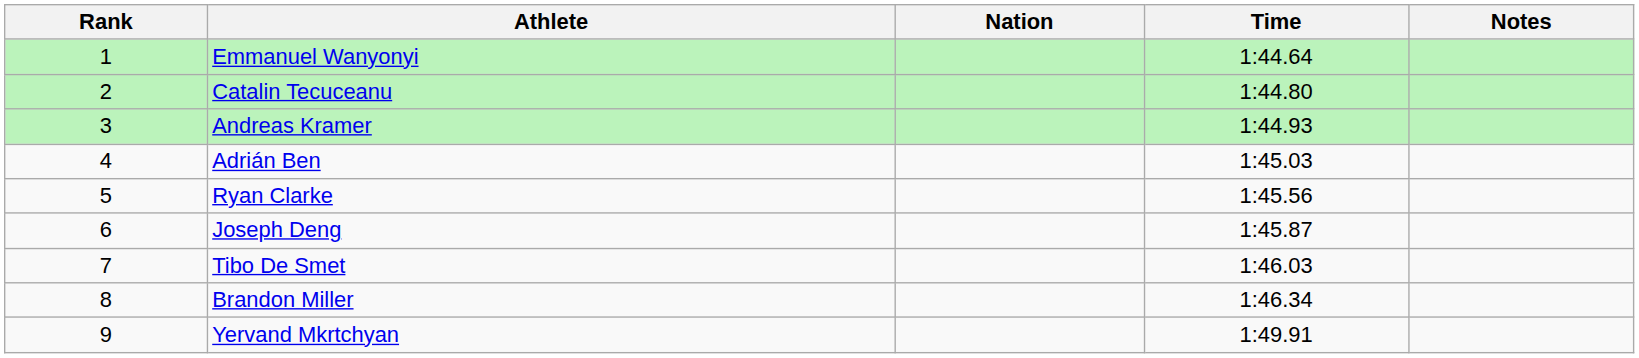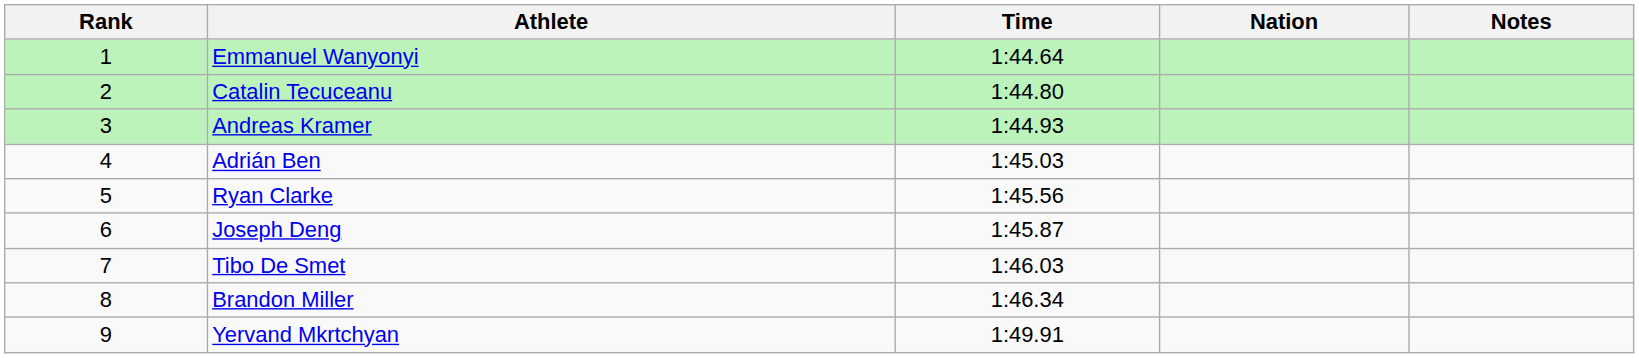columns swapped: (1019, 21) <-> (1276, 21)
